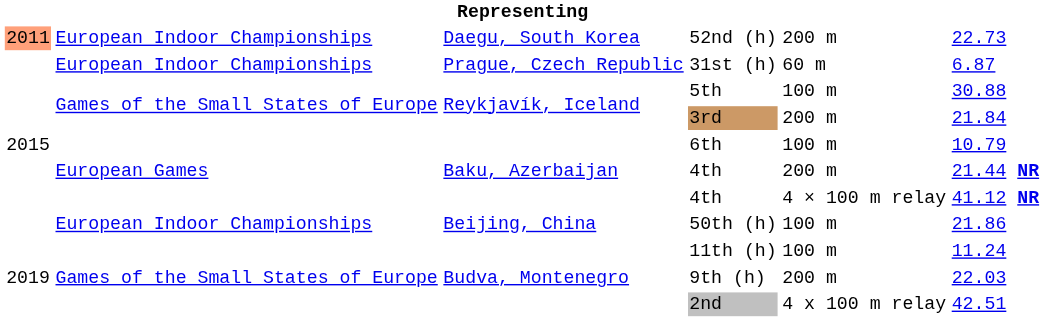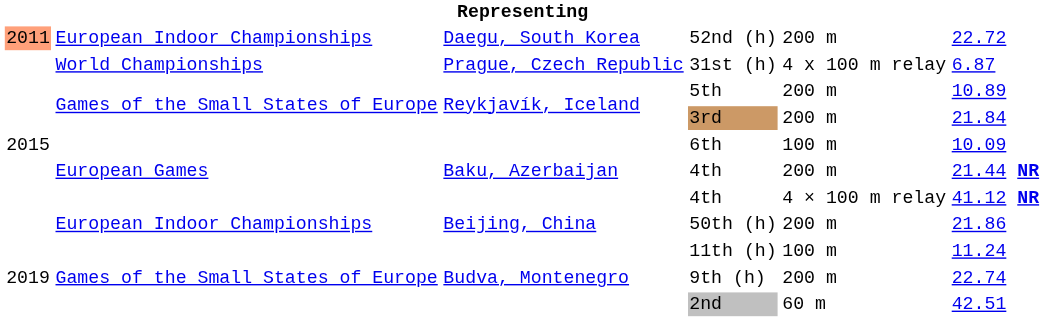(979, 38) 22.73 -> (979, 38) 22.72
(214, 65) European Indoor Championships -> (159, 65) World Championships
(804, 65) 60 m -> (864, 65) 4 x 100 m relay
(810, 92) 100 m -> (810, 92) 200 m
(979, 92) 30.88 -> (979, 92) 10.89
(979, 145) 10.79 -> (979, 145) 10.09
(810, 224) 100 m -> (810, 224) 200 m
(979, 278) 22.03 -> (979, 278) 22.74
(864, 304) 4 x 100 m relay -> (804, 304) 60 m
